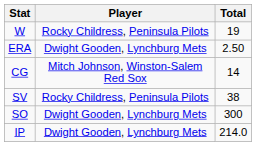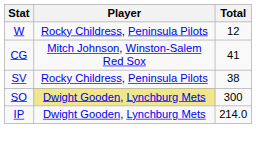(233, 31) 19 -> (233, 31) 12
- row: (20, 48)
(233, 72) 14 -> (233, 55) 41
(125, 114) no background -> (124, 97) khaki background
